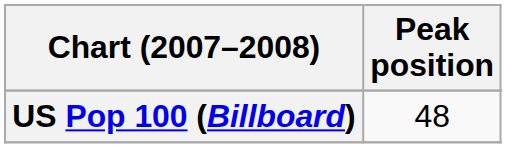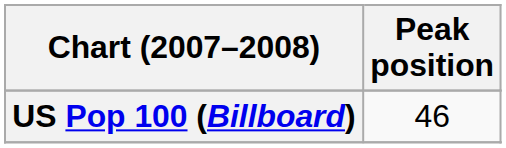(432, 116) 48 -> (432, 116) 46
